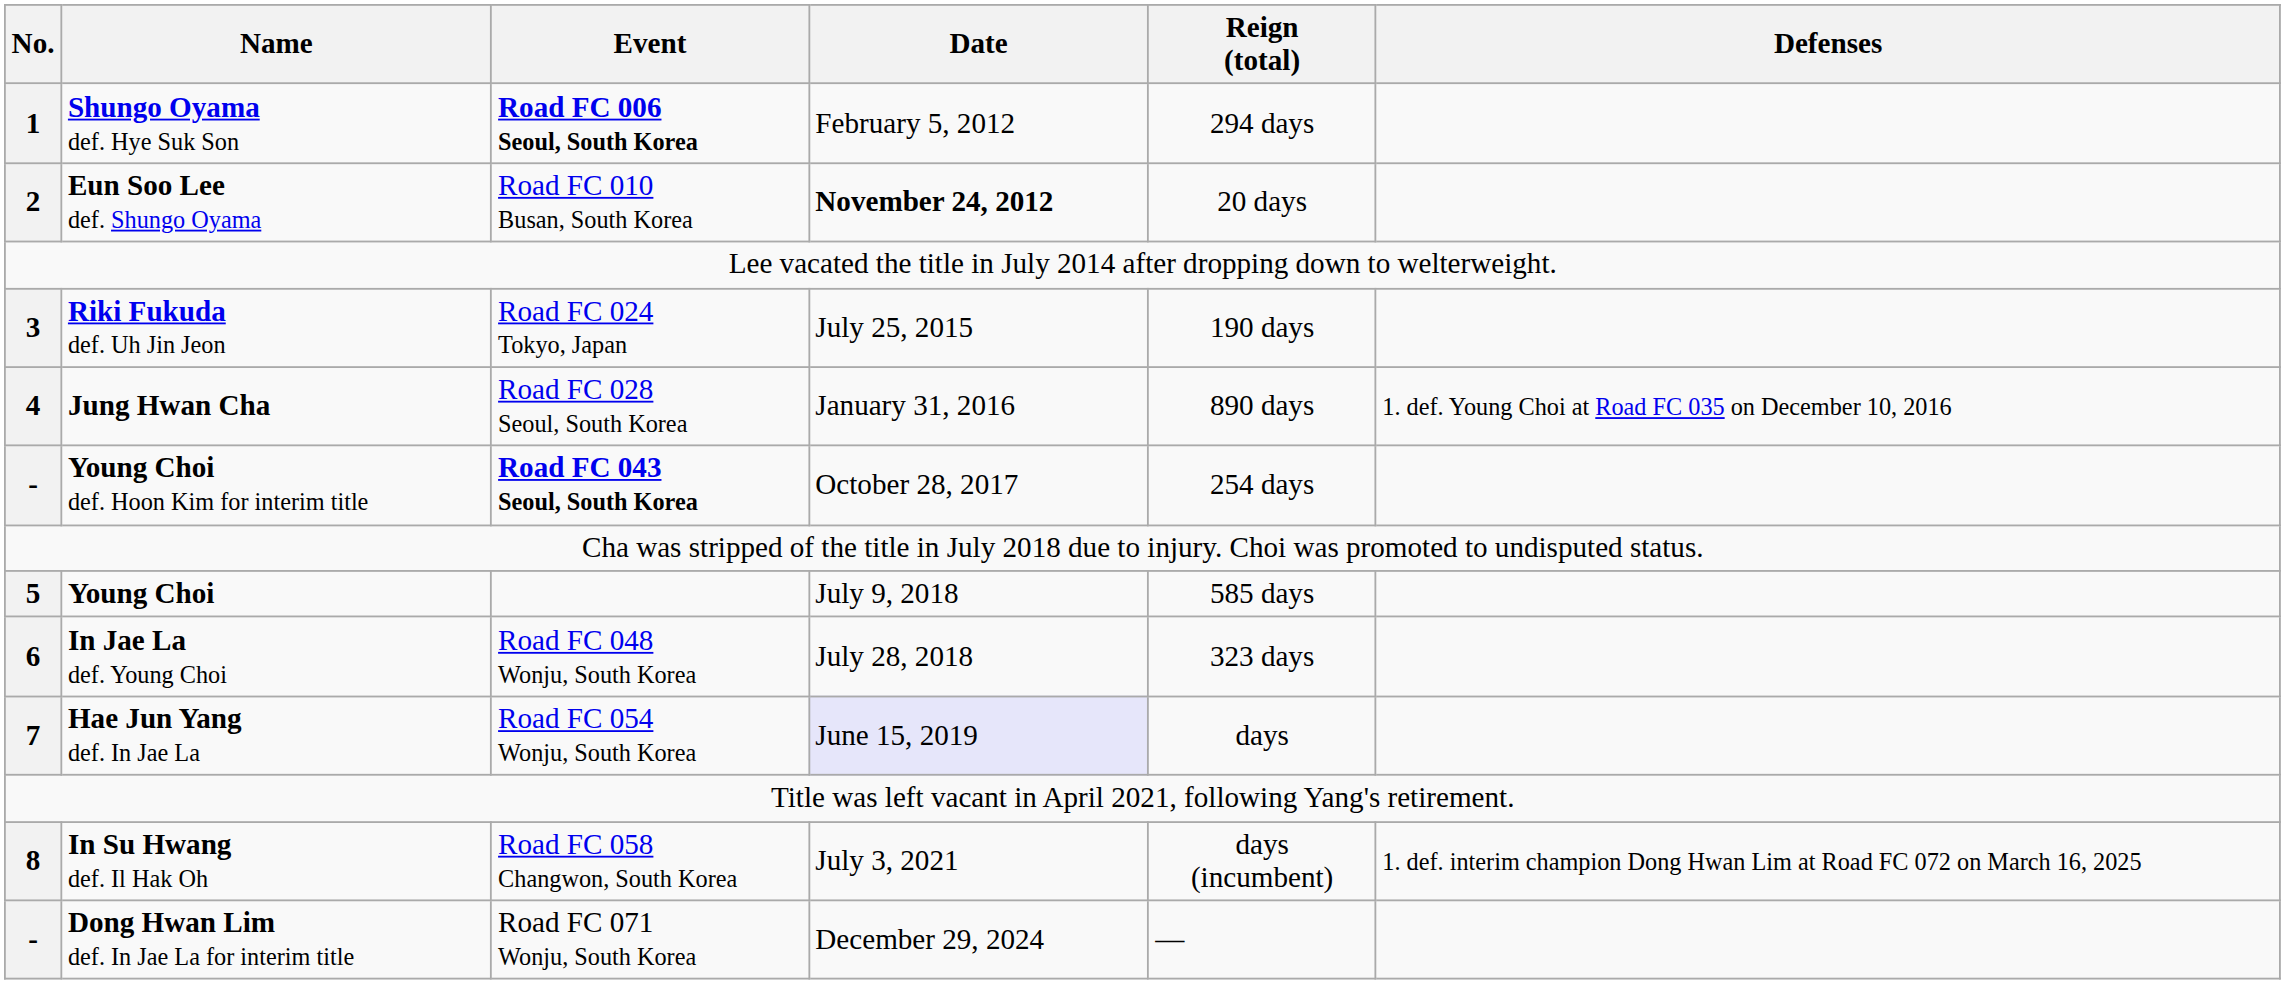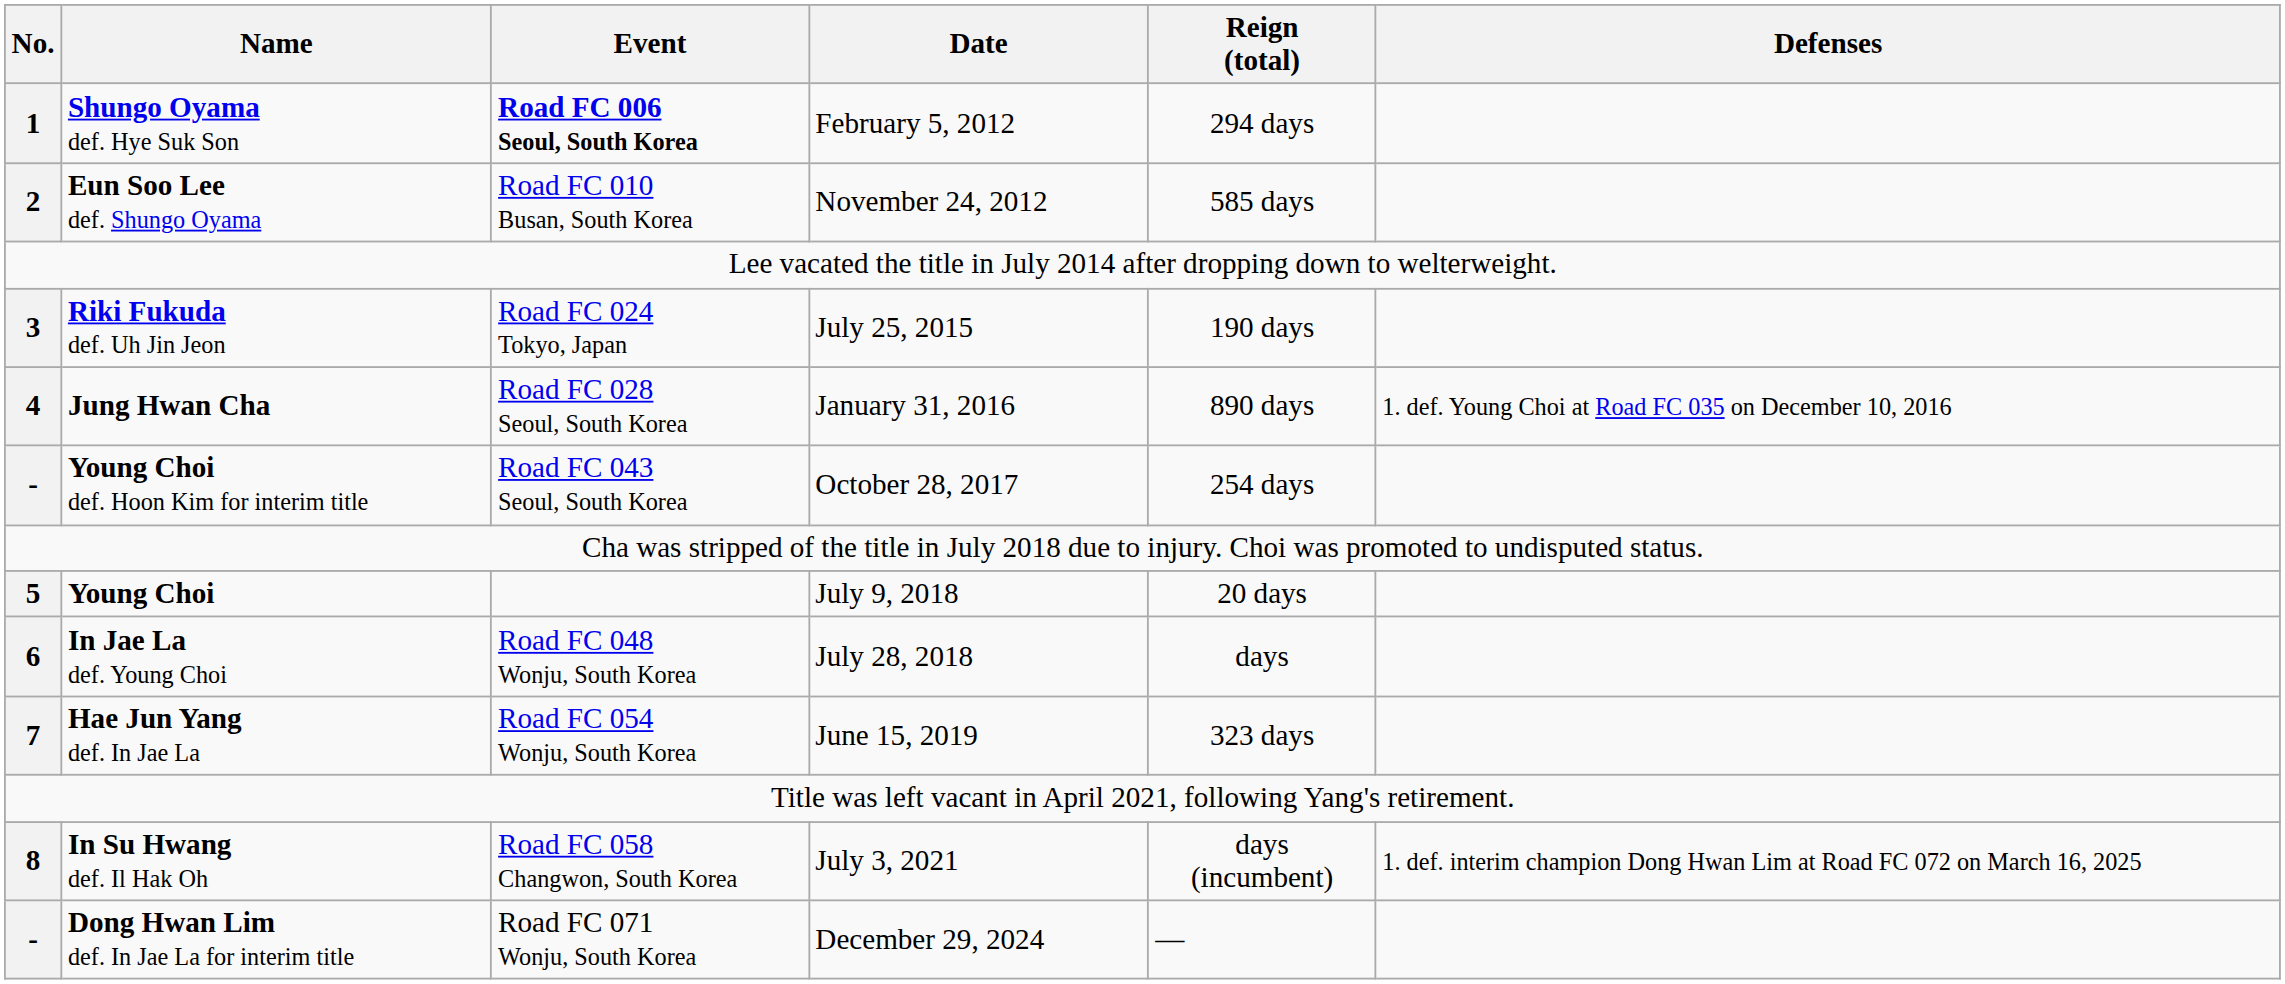(934, 201) bold -> (931, 201) normal
(1262, 201) 20 days -> (1262, 201) 585 days
(598, 484) bold -> (593, 484) normal
(1262, 593) 585 days -> (1262, 593) 20 days
(1262, 656) 323 days -> (1262, 656) days
(897, 735) lavender background -> (897, 735) no background
(1262, 735) days -> (1262, 735) 323 days
